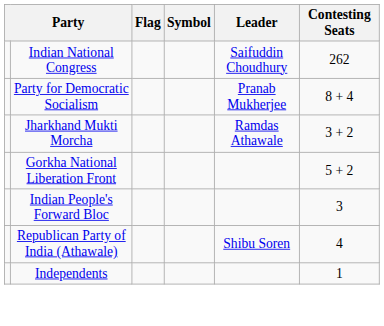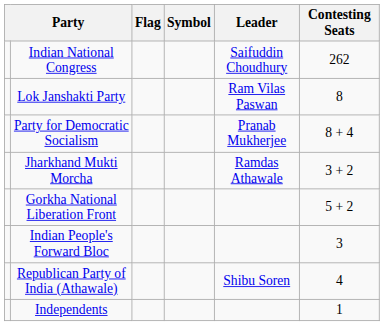+ row: (71, 96)
